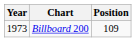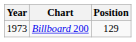(111, 28) 109 -> (111, 28) 129
